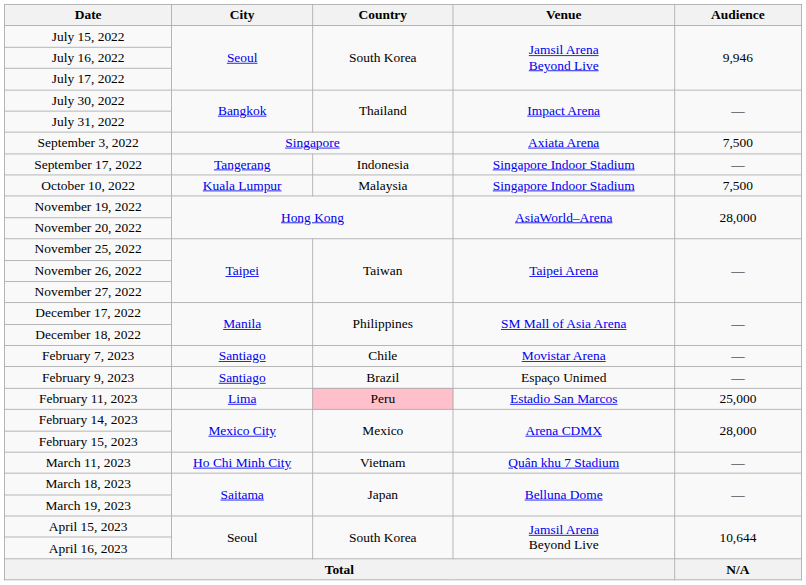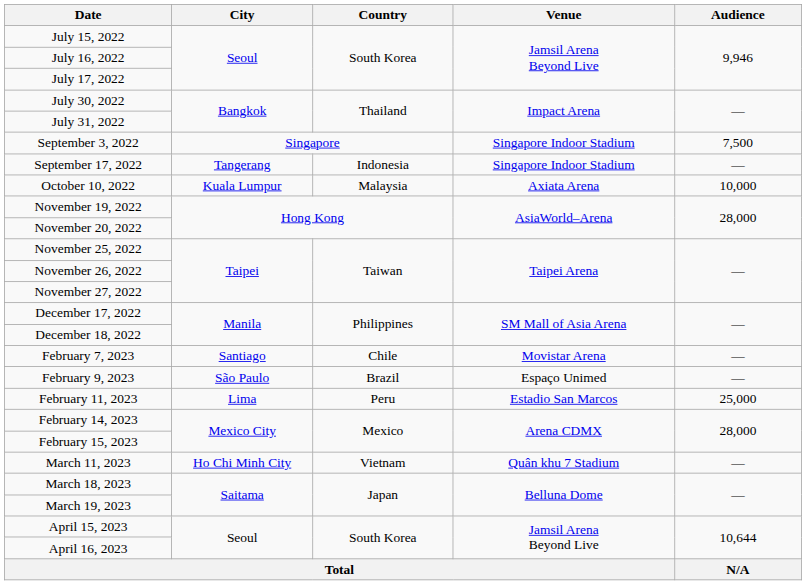(564, 143) Axiata Arena -> (564, 143) Singapore Indoor Stadium
(564, 185) Singapore Indoor Stadium -> (564, 185) Axiata Arena
(738, 185) 7,500 -> (738, 185) 10,000
(242, 377) Santiago -> (242, 377) São Paulo
(383, 398) pink background -> (383, 398) no background
